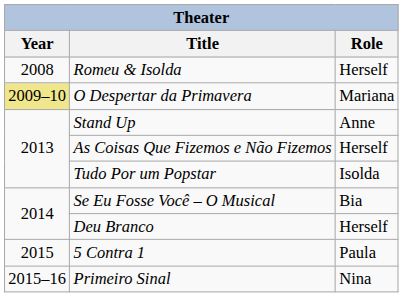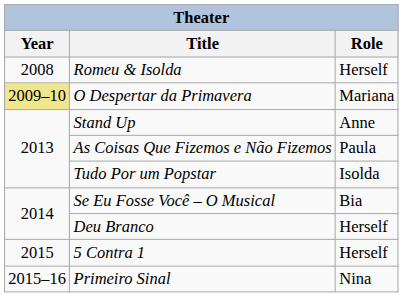(364, 148) Herself -> (358, 148) Paula
(358, 252) Paula -> (364, 252) Herself
